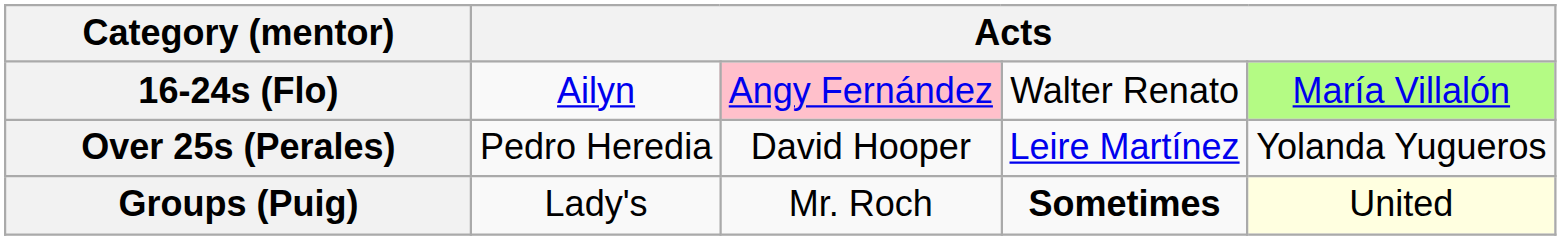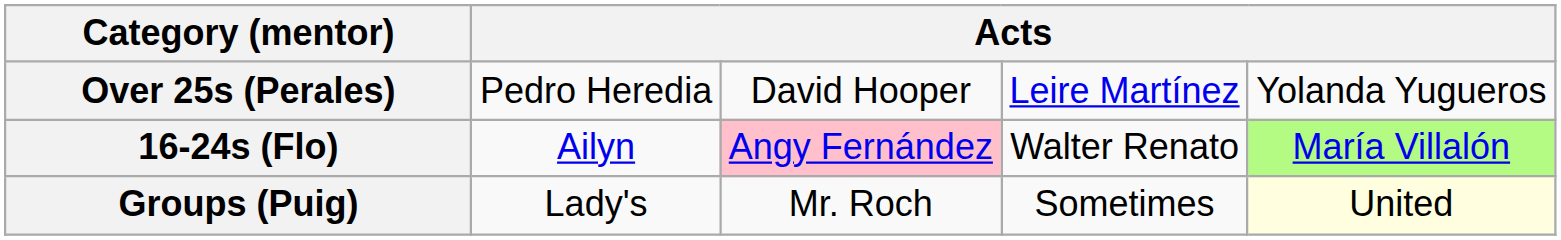rows swapped: (238, 90) <-> (238, 147)
(1125, 204) bold -> (1125, 204) normal
